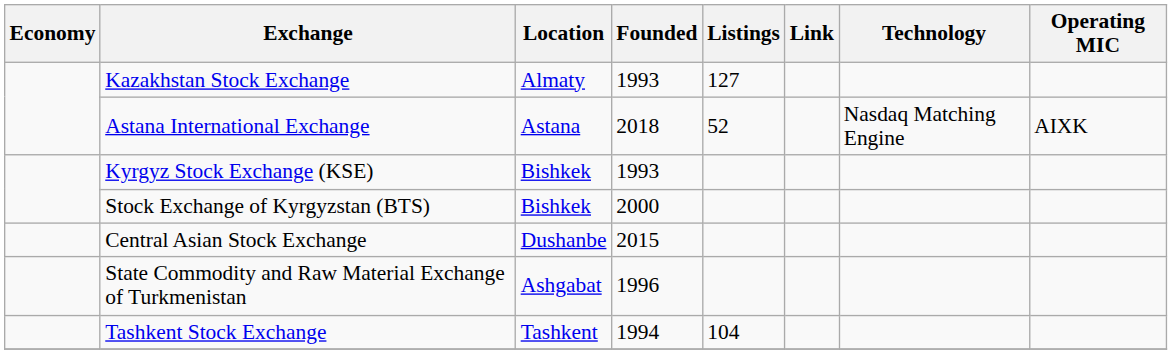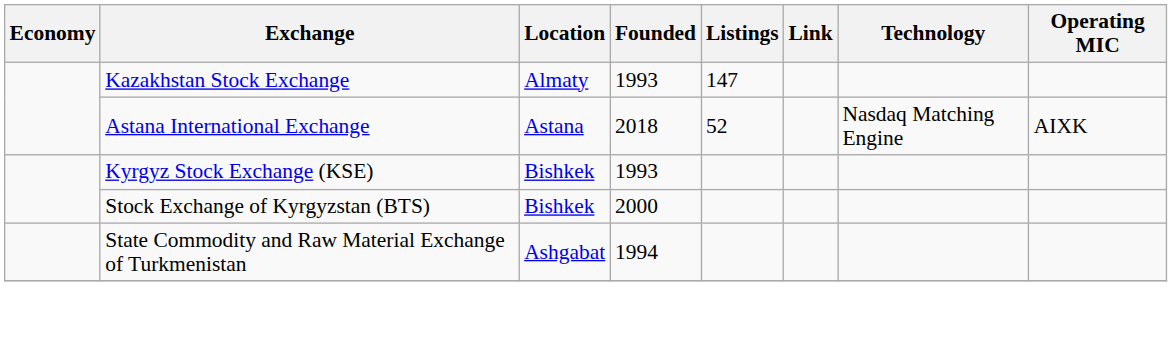(723, 79) 127 -> (722, 79) 147
- row: (236, 239)
(638, 285) 1996 -> (636, 251) 1994
- row: (216, 331)
